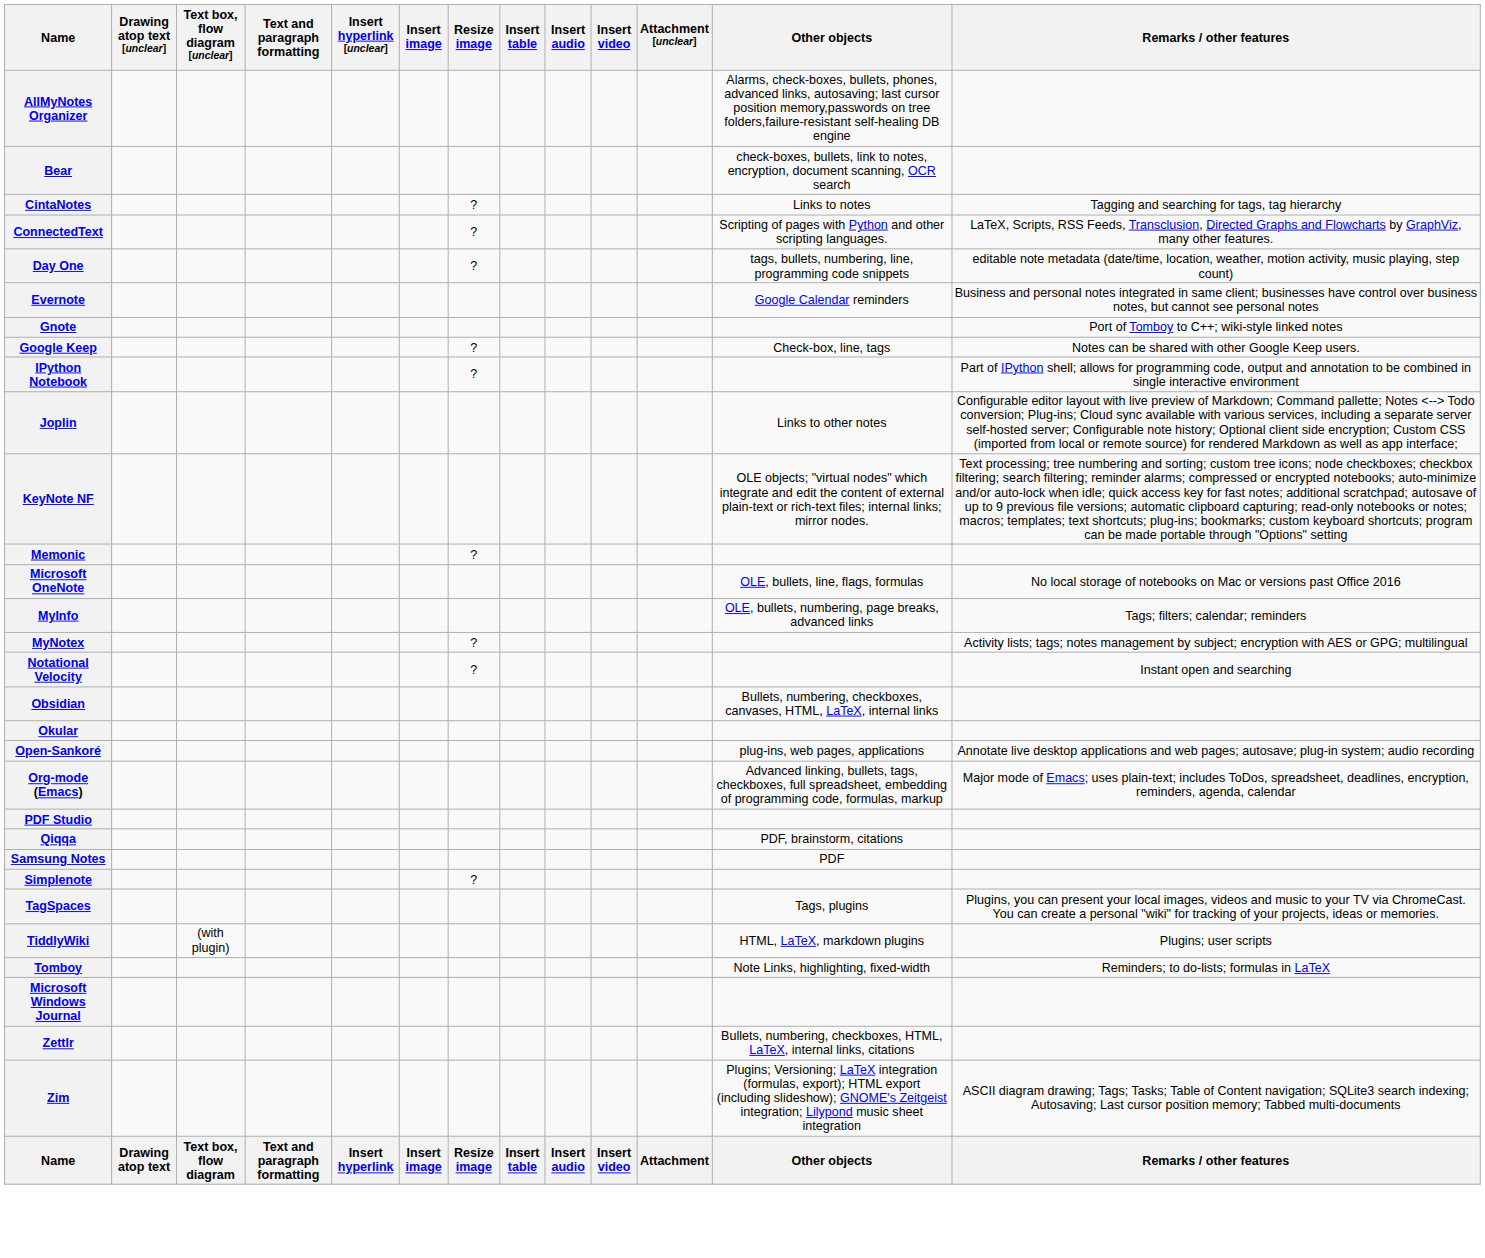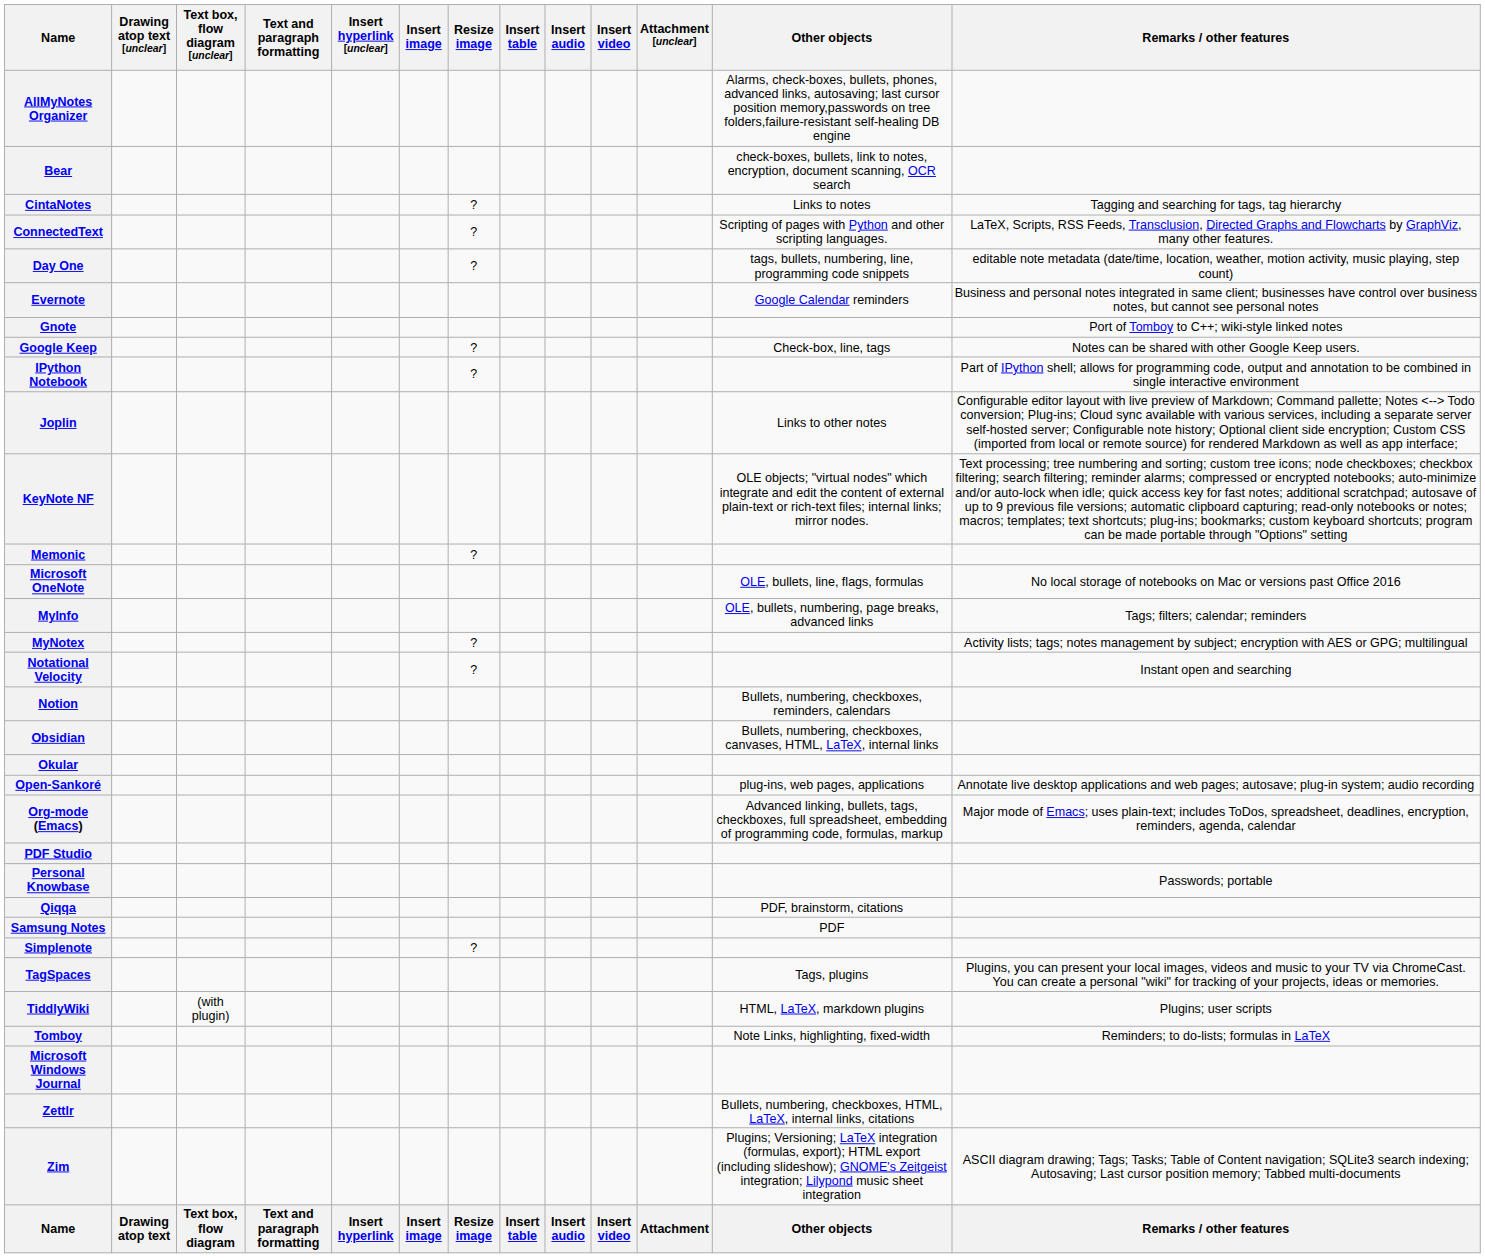+ row: (58, 704)
+ row: (58, 881)
